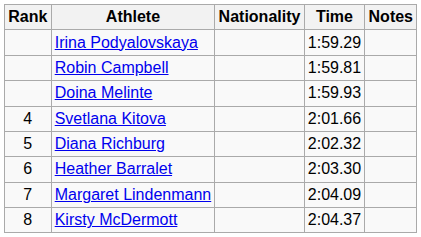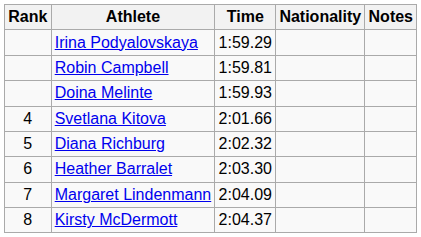columns swapped: (260, 17) <-> (334, 17)
